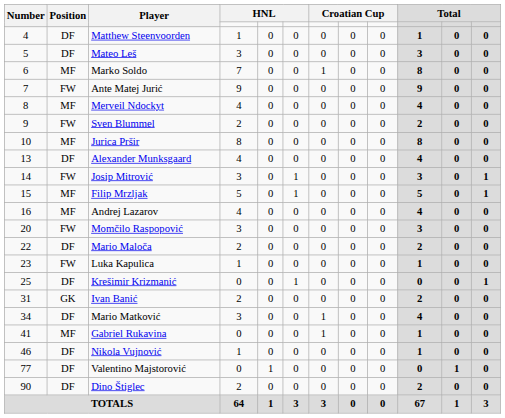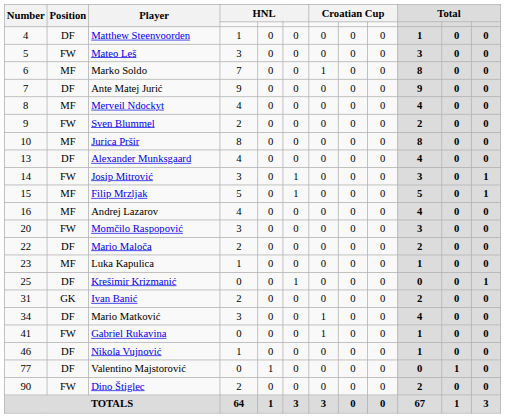(68, 53) DF -> (68, 53) FW
(68, 88) FW -> (68, 88) DF
(68, 264) FW -> (68, 264) MF
(68, 334) MF -> (68, 334) FW
(68, 386) DF -> (68, 386) FW
